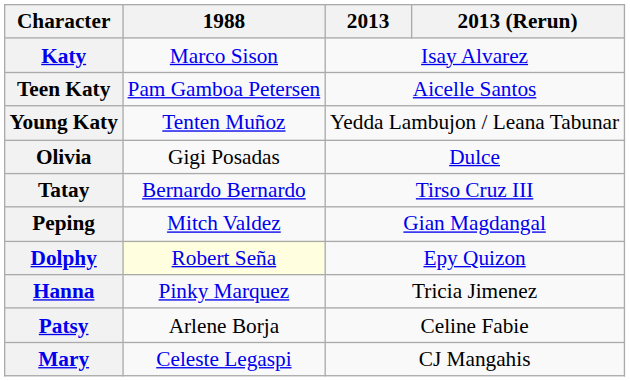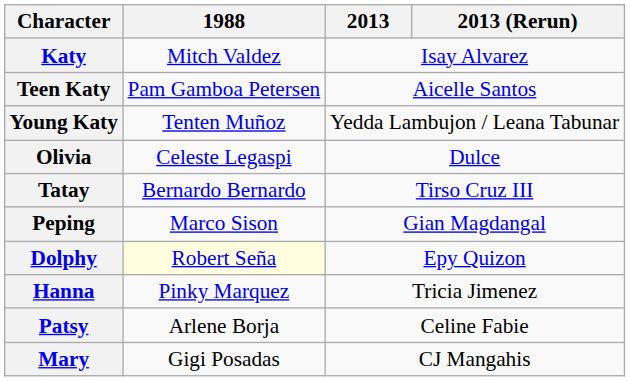(224, 55) Marco Sison -> (224, 55) Mitch Valdez
(224, 156) Gigi Posadas -> (224, 156) Celeste Legaspi
(224, 223) Mitch Valdez -> (224, 223) Marco Sison
(224, 358) Celeste Legaspi -> (224, 358) Gigi Posadas
